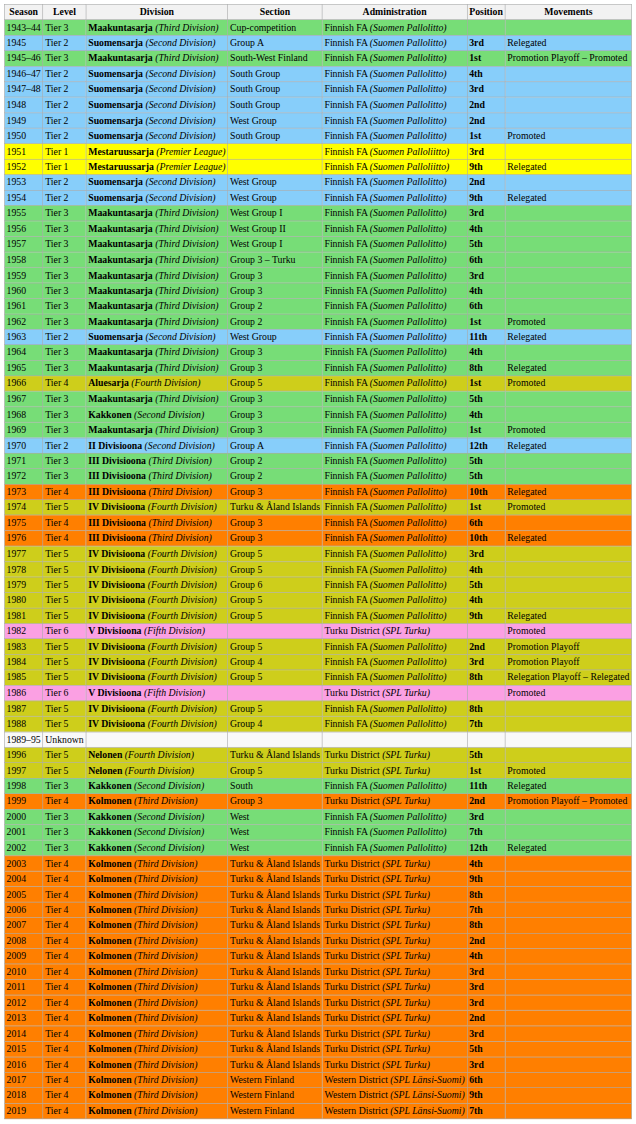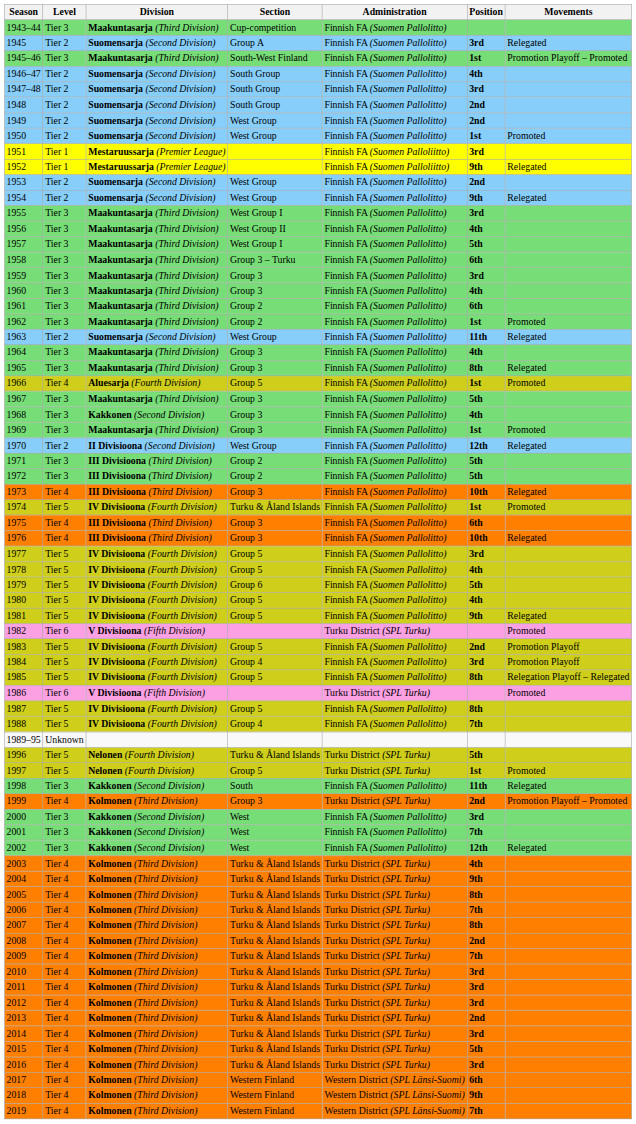(255, 136) South Group -> (253, 136) West Group
(247, 445) Group A -> (253, 445) West Group
(476, 956) 4th -> (476, 956) 7th
